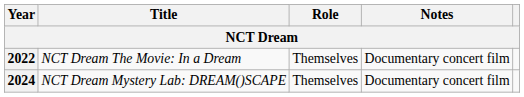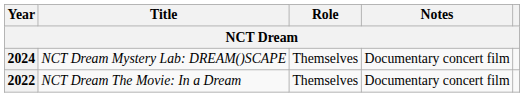rows swapped: (21, 59) <-> (21, 80)
